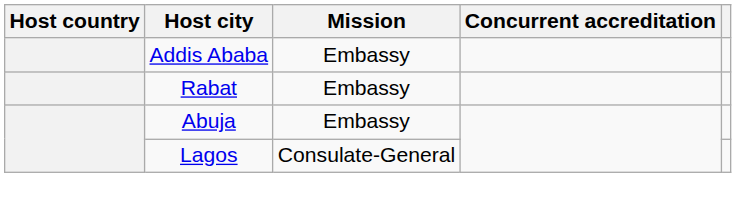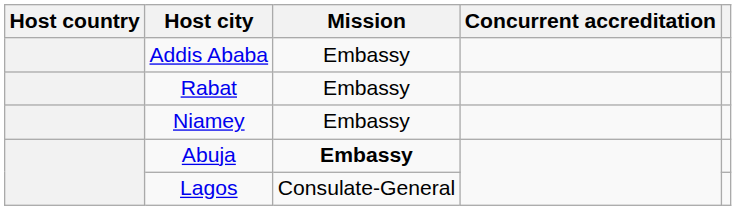+ row: (209, 121)
(366, 121) normal -> (366, 155) bold
